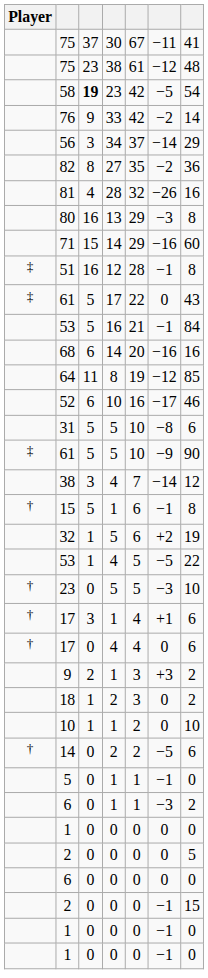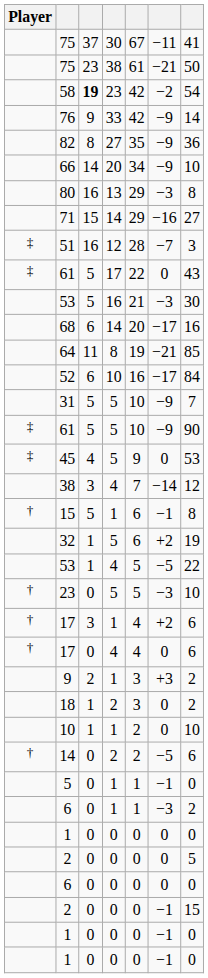(164, 67) −12 -> (164, 67) −21
(192, 67) 48 -> (192, 67) 50
(164, 92) −5 -> (164, 92) −2
(164, 117) −2 -> (164, 117) −9
- row: (67, 142)
(164, 167) −2 -> (164, 142) −9
+ row: (67, 167)
- row: (67, 192)
(192, 243) 60 -> (192, 218) 27
(164, 270) −1 -> (164, 245) −7
(192, 270) 8 -> (192, 245) 3
(164, 327) −1 -> (164, 301) −3
(192, 327) 84 -> (192, 301) 30
(164, 352) −16 -> (164, 327) −17
(164, 377) −12 -> (164, 352) −21
(192, 402) 46 -> (192, 377) 84
(164, 427) −8 -> (164, 402) −9
(192, 427) 6 -> (192, 402) 7
+ row: (67, 459)
(164, 618) +1 -> (164, 622) +2
